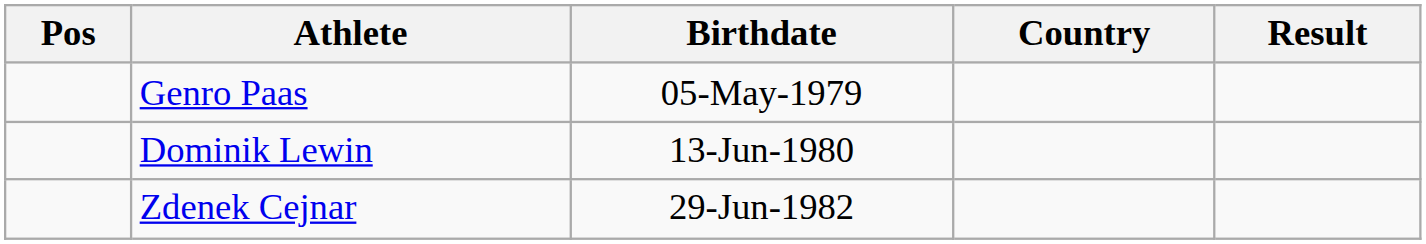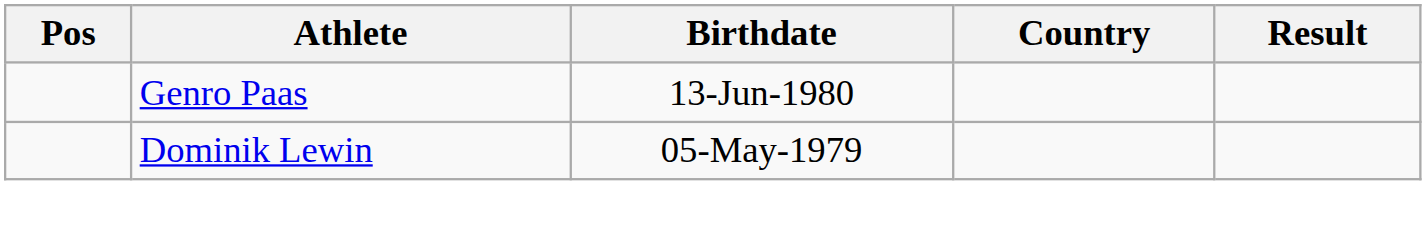(762, 91) 05-May-1979 -> (762, 91) 13-Jun-1980
(762, 149) 13-Jun-1980 -> (762, 149) 05-May-1979
- row: (248, 207)
